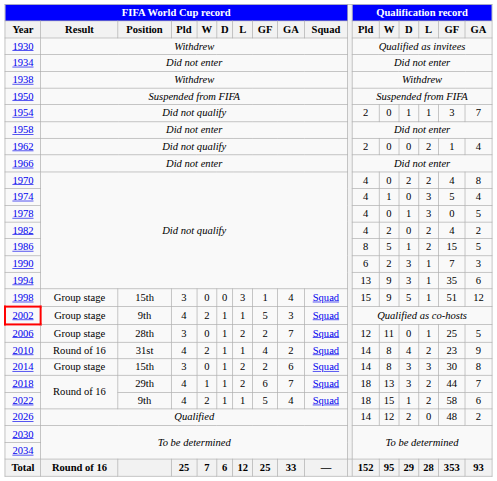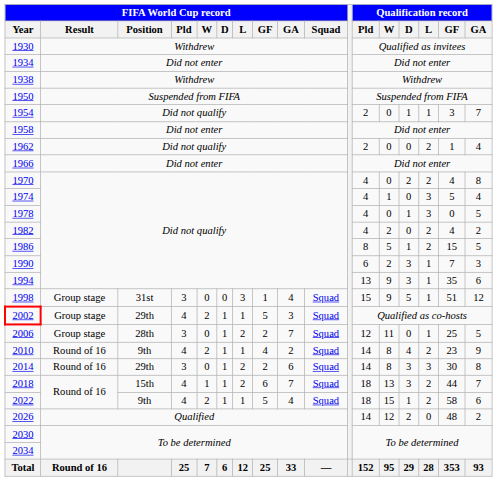(145, 297) 15th -> (145, 297) 31st
(145, 315) 9th -> (145, 315) 29th
(145, 350) 31st -> (145, 350) 9th
(79, 367) Group stage -> (79, 367) Round of 16
(145, 367) 15th -> (145, 367) 29th
(145, 383) 29th -> (145, 383) 15th
